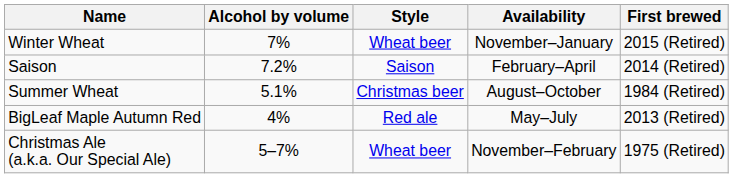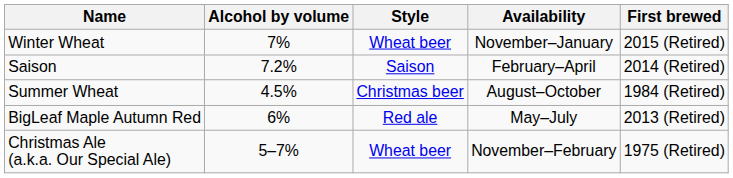(279, 92) 5.1% -> (279, 92) 4.5%
(279, 117) 4% -> (279, 117) 6%
